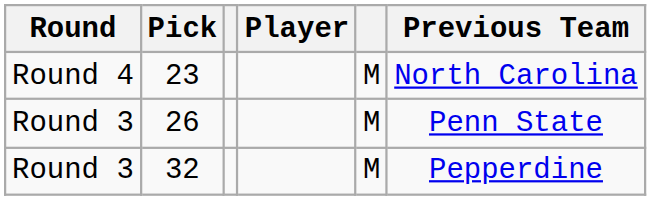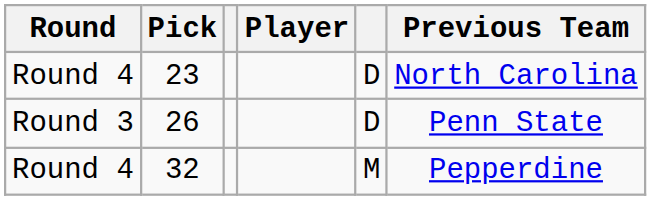(372, 76) M -> (372, 76) D
(372, 123) M -> (372, 123) D
(73, 170) Round 3 -> (73, 170) Round 4
